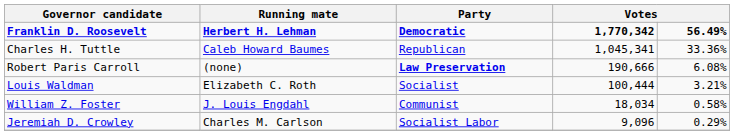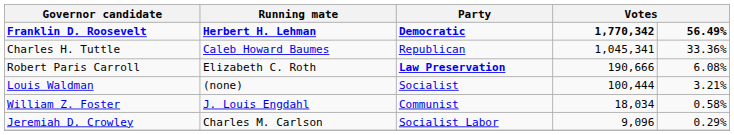(223, 67) (none) -> (260, 67) Elizabeth C. Roth
(260, 85) Elizabeth C. Roth -> (223, 85) (none)
